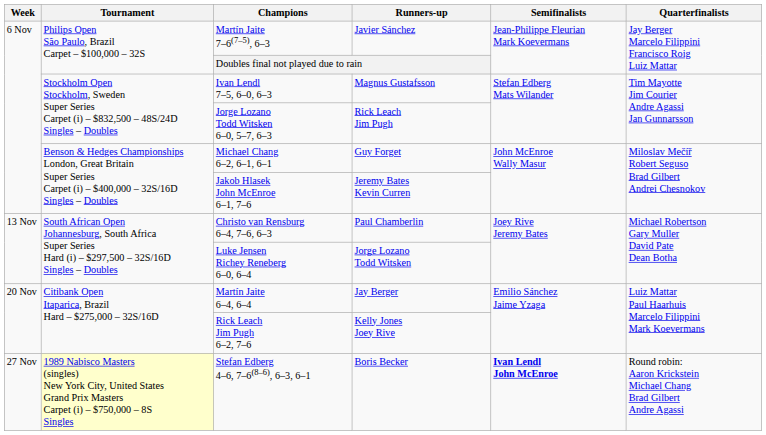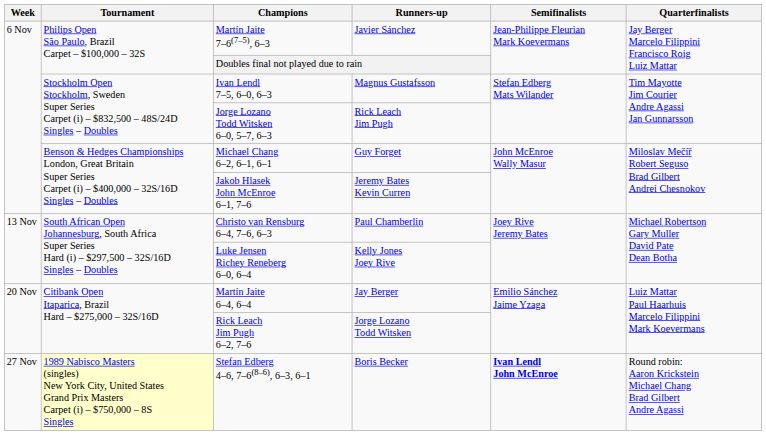(383, 257) Jorge Lozano Todd Witsken -> (378, 257) Kelly Jones Joey Rive
(378, 327) Kelly Jones Joey Rive -> (383, 327) Jorge Lozano Todd Witsken
